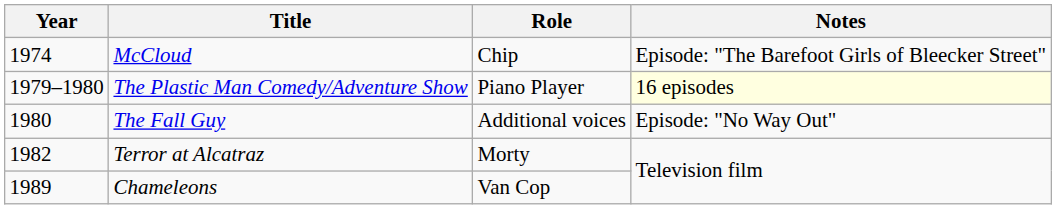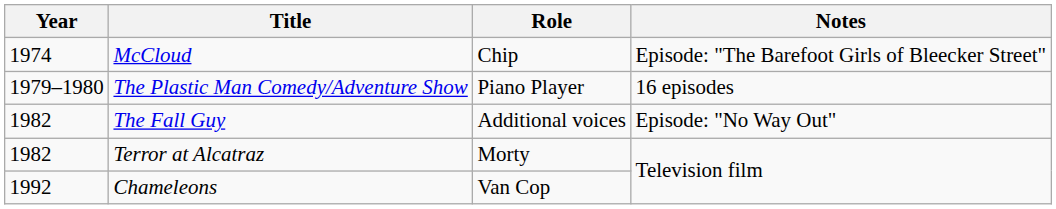(685, 87) lightyellow background -> (685, 87) no background
(30, 120) 1980 -> (30, 120) 1982
(30, 187) 1989 -> (30, 187) 1992
